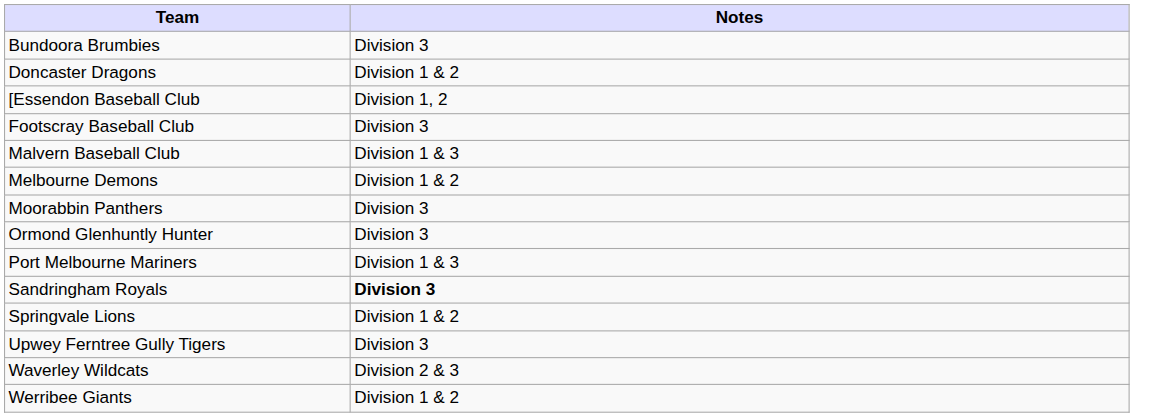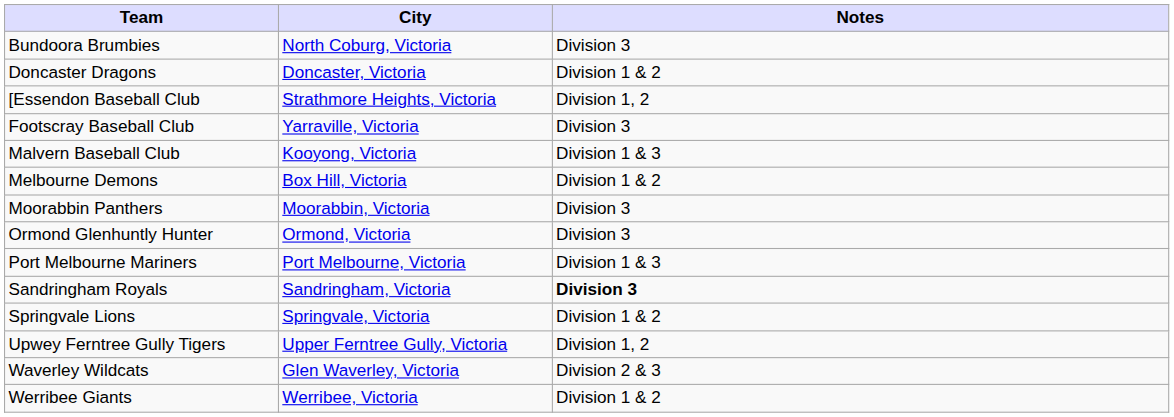+ column: (415, 18)
(391, 343) Division 3 -> (603, 343) Division 1, 2
